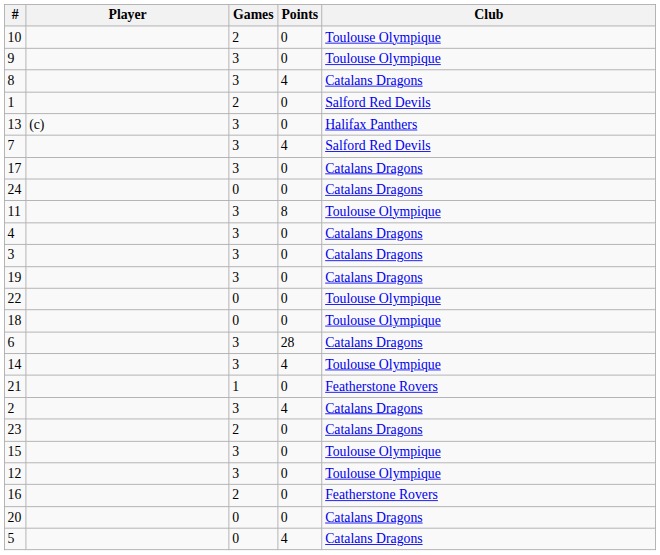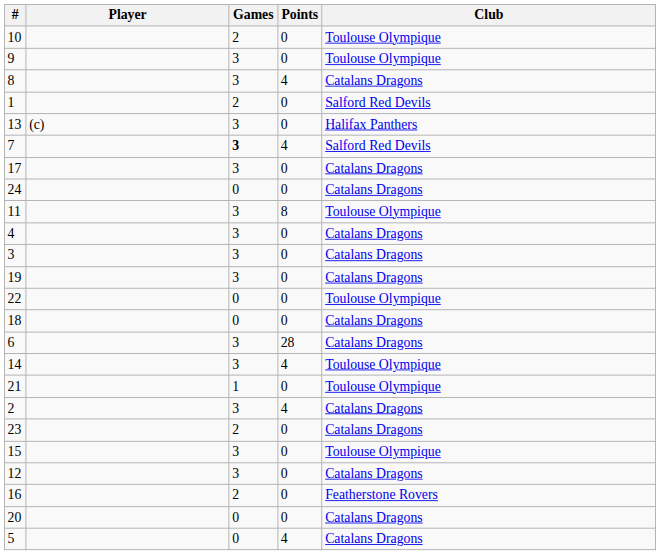(236, 146) normal -> (236, 146) bold
(383, 320) Toulouse Olympique -> (374, 320) Catalans Dragons
(382, 386) Featherstone Rovers -> (383, 386) Toulouse Olympique
(383, 473) Toulouse Olympique -> (374, 473) Catalans Dragons
